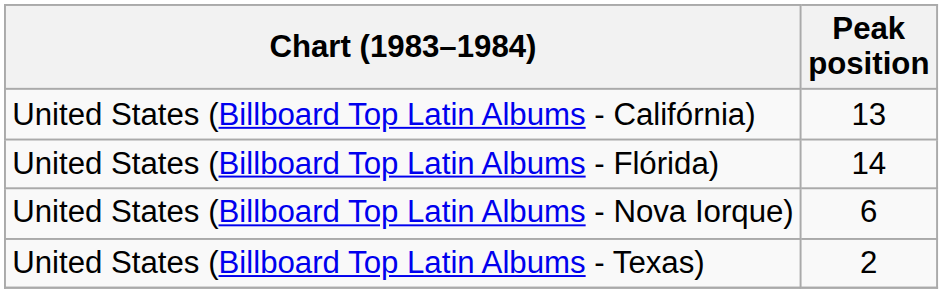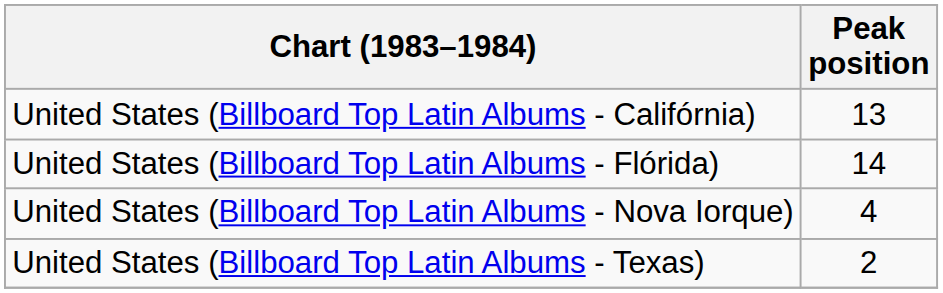(869, 212) 6 -> (869, 212) 4
